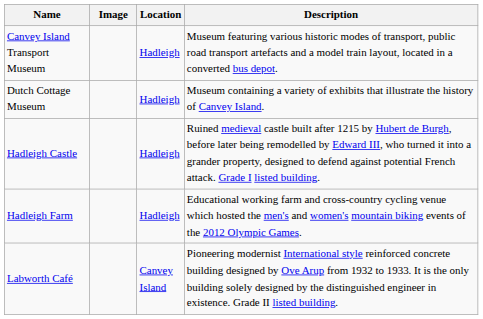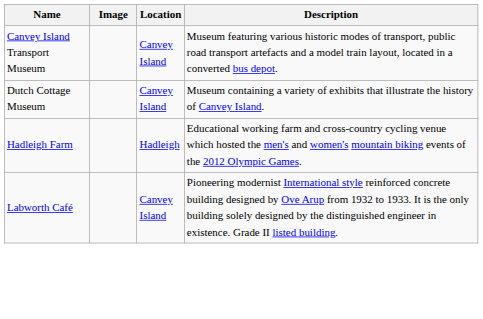(160, 53) Hadleigh -> (156, 53) Canvey Island
(160, 99) Hadleigh -> (156, 99) Canvey Island
- row: (42, 153)
